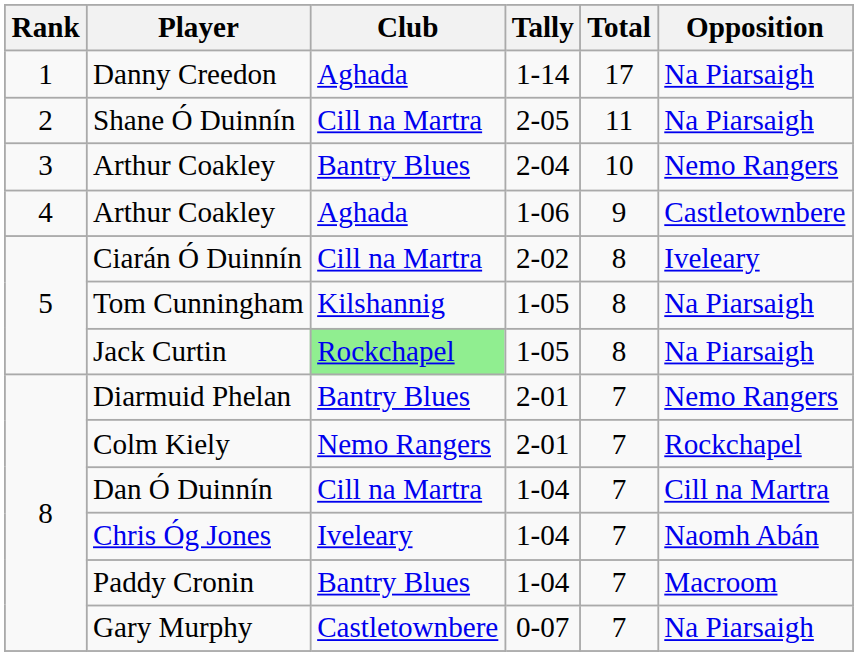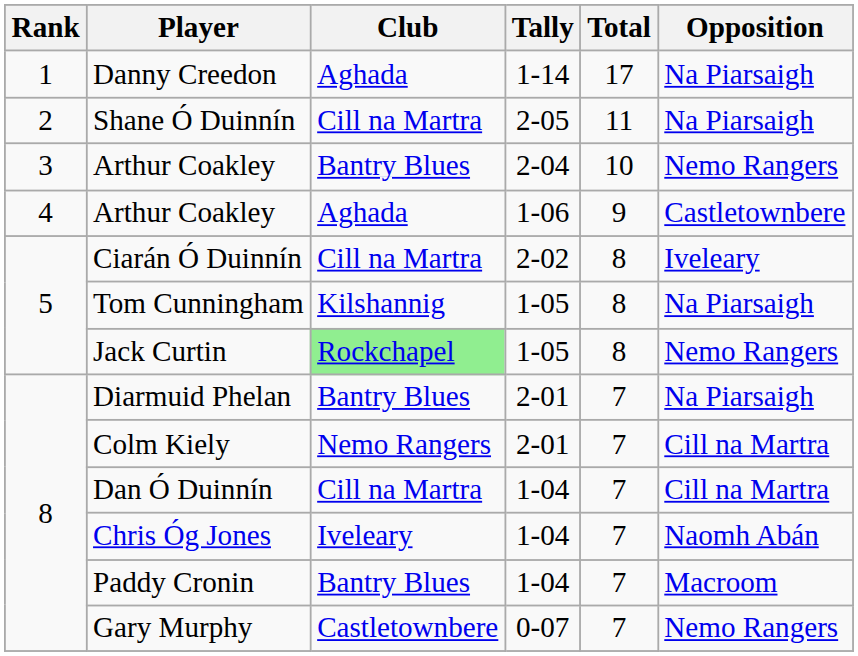(739, 350) Na Piarsaigh -> (751, 350) Nemo Rangers
(751, 397) Nemo Rangers -> (739, 397) Na Piarsaigh
(733, 443) Rockchapel -> (747, 443) Cill na Martra
(739, 627) Na Piarsaigh -> (751, 627) Nemo Rangers
